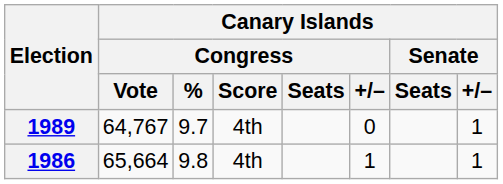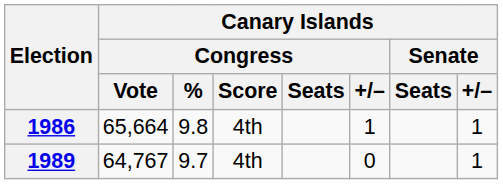rows swapped: (51, 160) <-> (51, 125)
